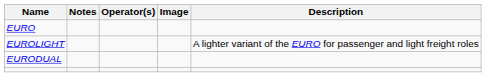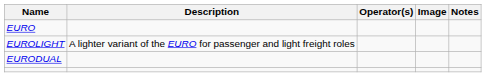columns swapped: (336, 12) <-> (83, 12)
